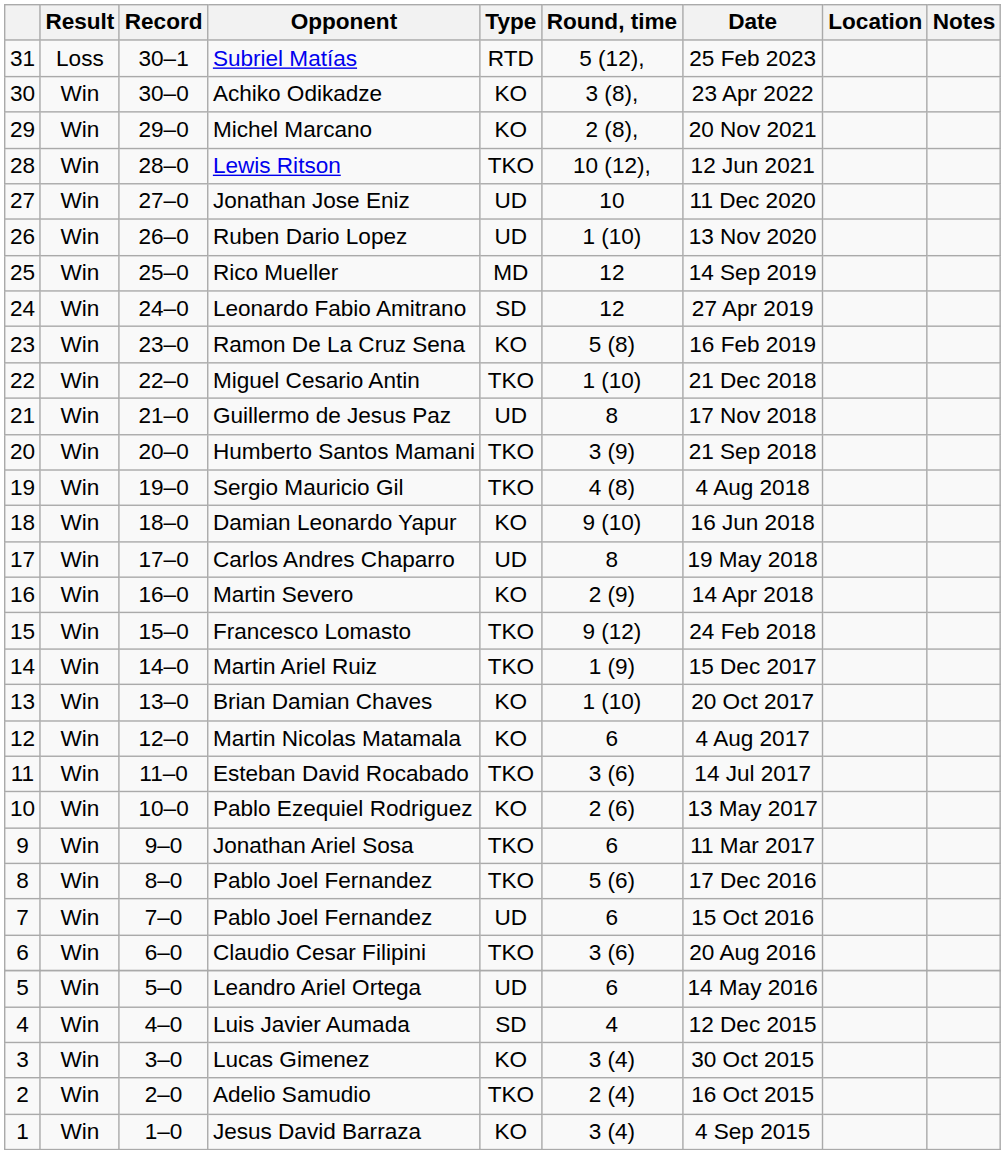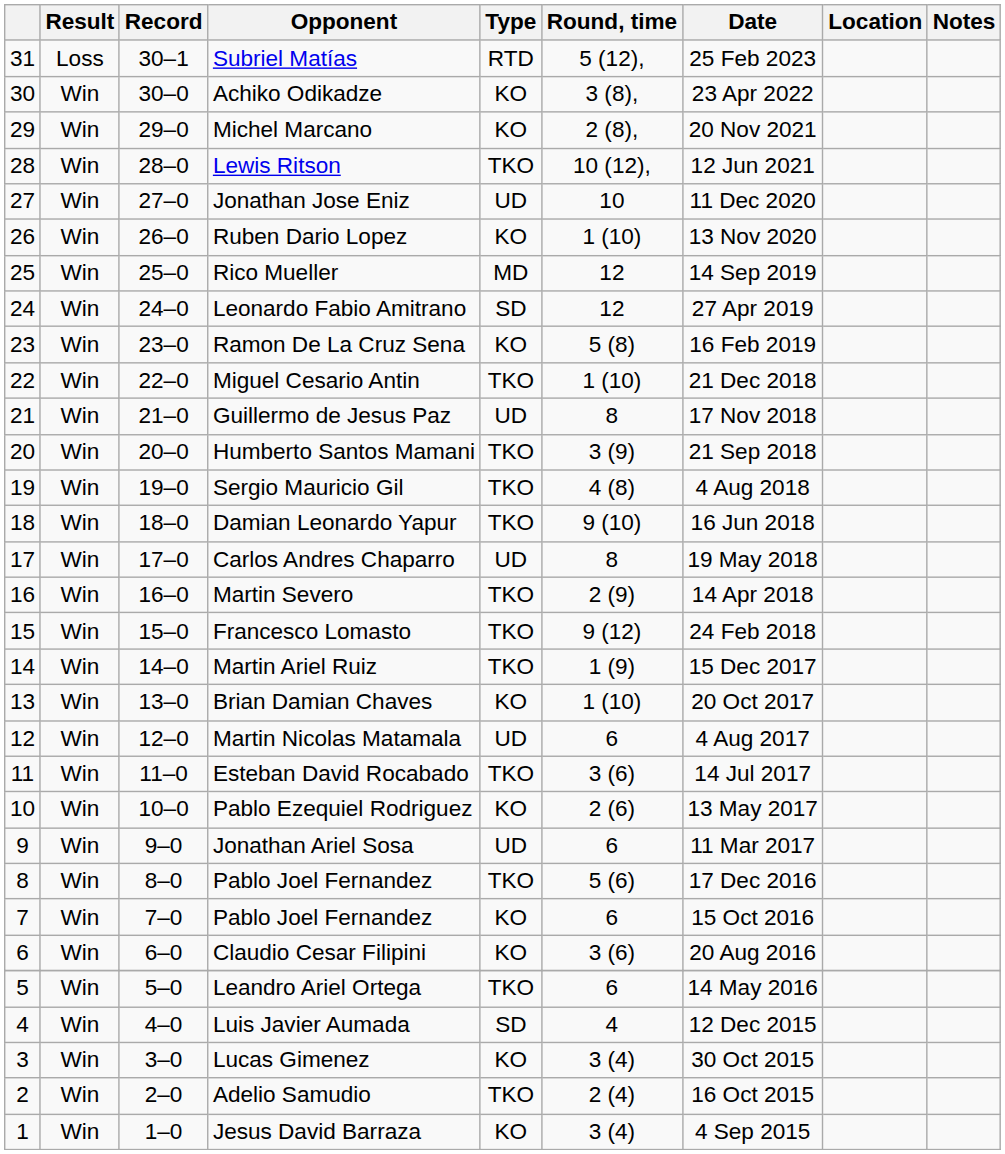(511, 237) UD -> (511, 237) KO
(511, 523) KO -> (511, 523) TKO
(511, 594) KO -> (511, 594) TKO
(511, 737) KO -> (511, 737) UD
(511, 845) TKO -> (511, 845) UD
(511, 916) UD -> (511, 916) KO
(511, 952) TKO -> (511, 952) KO
(511, 988) UD -> (511, 988) TKO
